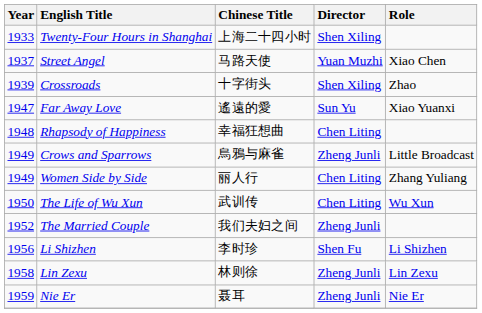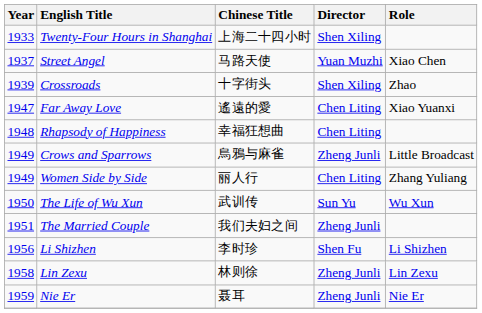(337, 107) Sun Yu -> (349, 107) Chen Liting
(349, 202) Chen Liting -> (337, 202) Sun Yu
(21, 225) 1952 -> (21, 225) 1951
